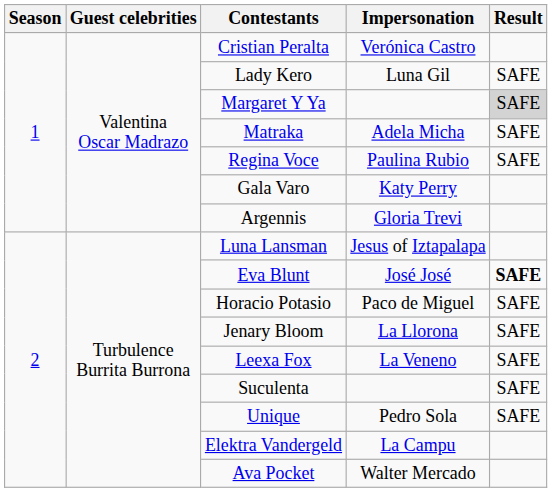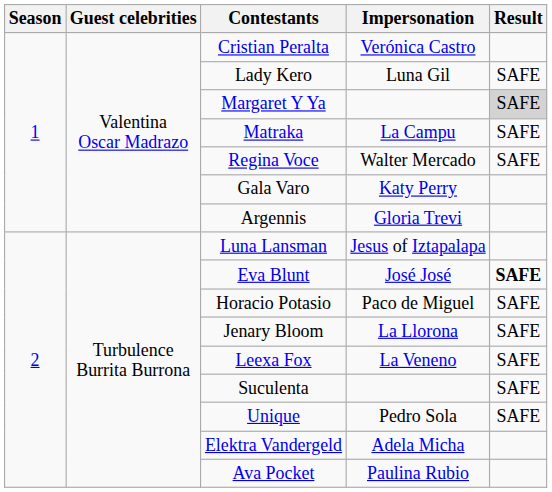(418, 132) Adela Micha -> (418, 132) La Campu
(418, 160) Paulina Rubio -> (418, 160) Walter Mercado
(418, 445) La Campu -> (418, 445) Adela Micha
(418, 473) Walter Mercado -> (418, 473) Paulina Rubio
